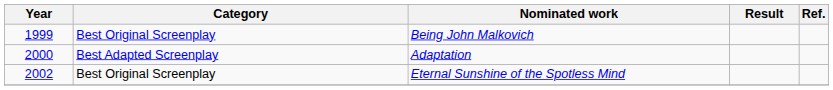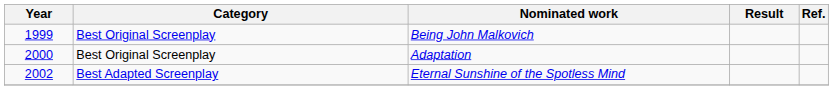(147, 54) Best Adapted Screenplay -> (146, 54) Best Original Screenplay
(146, 74) Best Original Screenplay -> (147, 74) Best Adapted Screenplay
